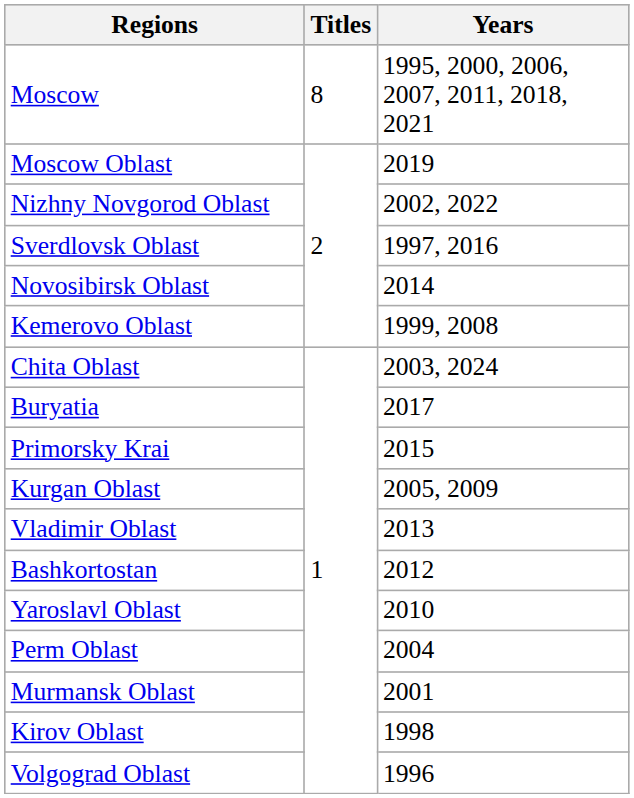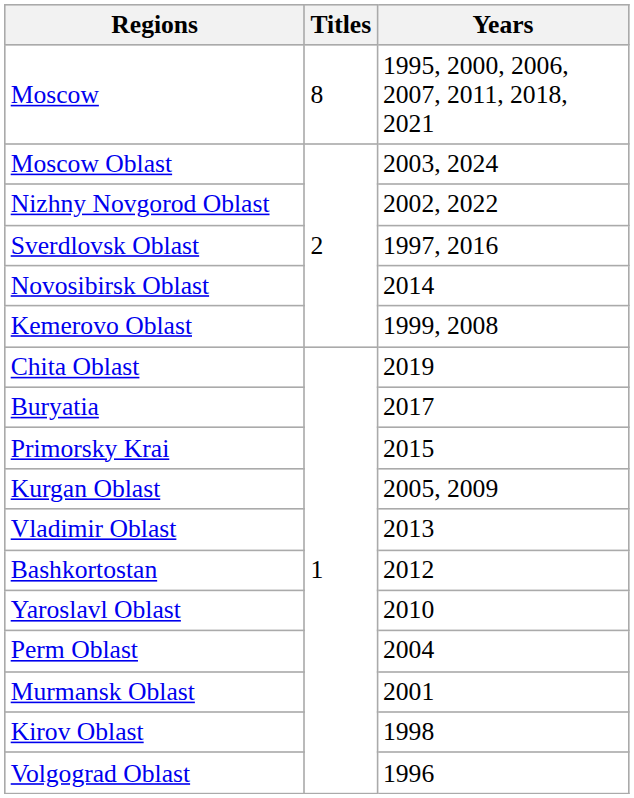(409, 163) 2019 -> (441, 163) 2003, 2024
(441, 366) 2003, 2024 -> (409, 366) 2019
